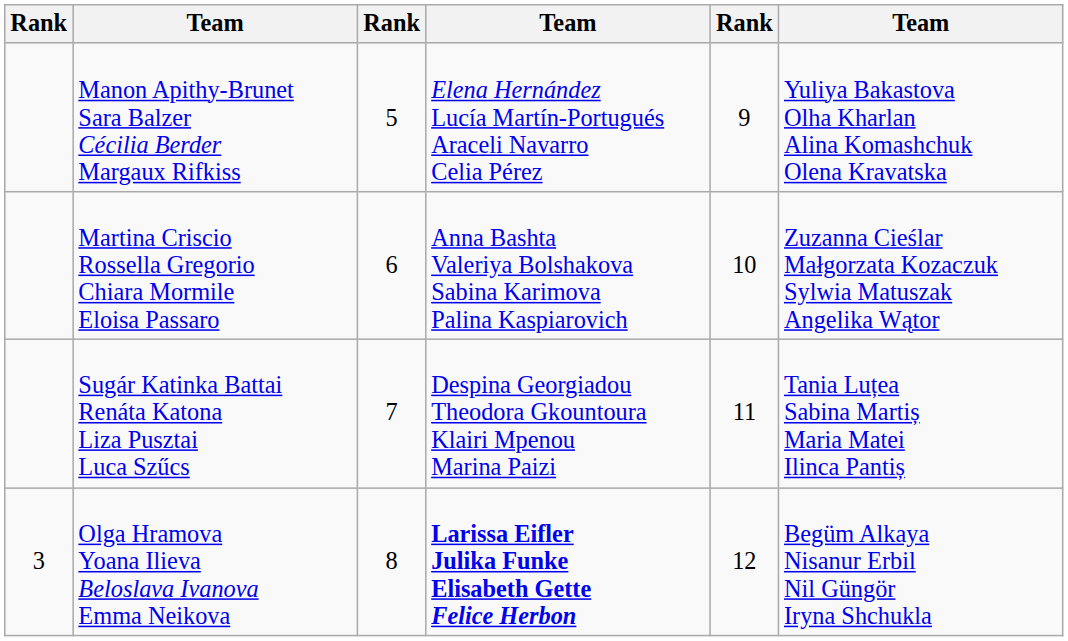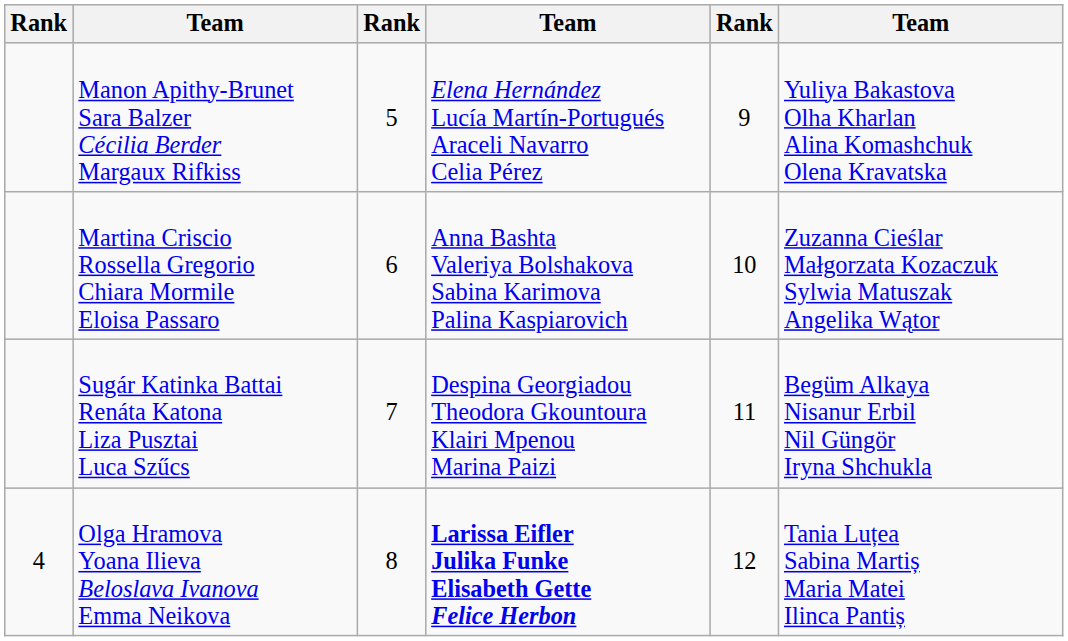(852, 426) Tania Luțea Sabina Martiș Maria Matei Ilinca Pantiș -> (858, 426) Begüm Alkaya Nisanur Erbil Nil Güngör Iryna Shchukla
(39, 561) 3 -> (39, 561) 4
(858, 574) Begüm Alkaya Nisanur Erbil Nil Güngör Iryna Shchukla -> (852, 574) Tania Luțea Sabina Martiș Maria Matei Ilinca Pantiș
